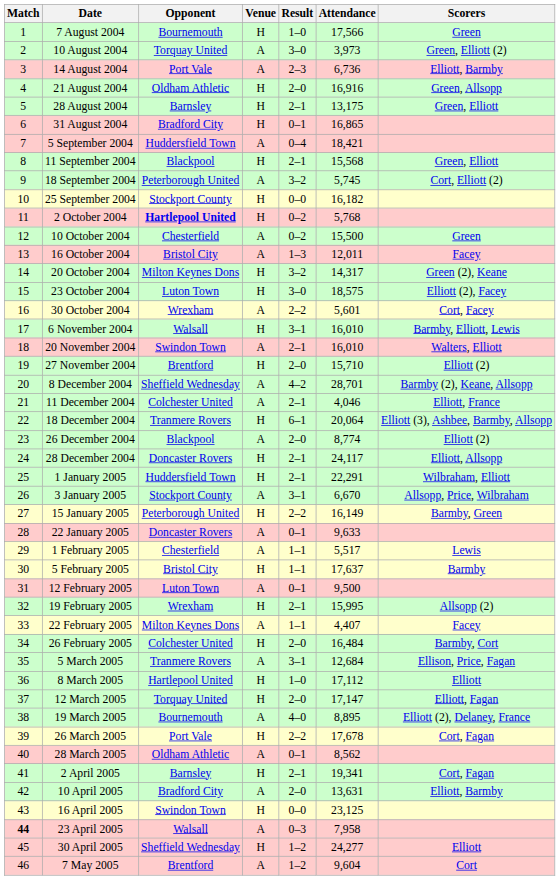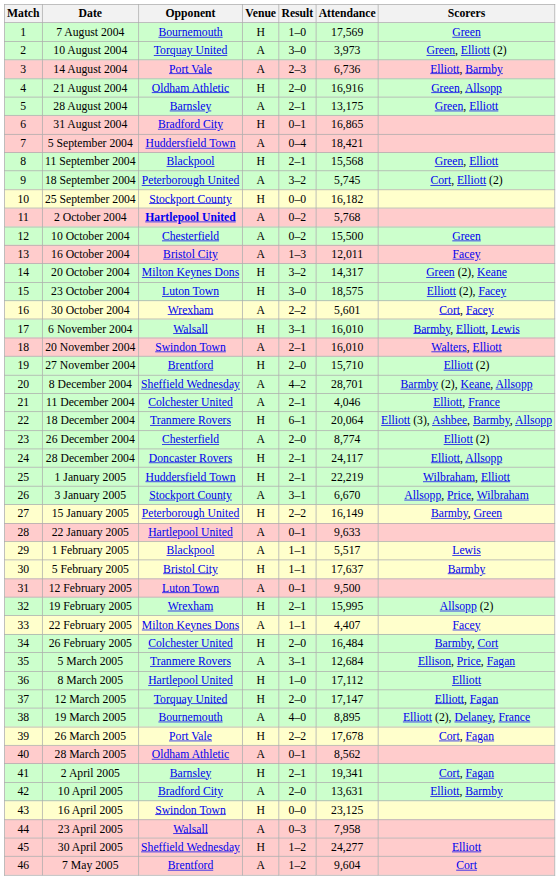(347, 32) 17,566 -> (347, 32) 17,569
(261, 106) H -> (261, 106) A
(261, 217) H -> (261, 217) A
(191, 439) Blackpool -> (191, 439) Chesterfield
(347, 476) 22,291 -> (347, 476) 22,219
(191, 532) Doncaster Rovers -> (191, 532) Hartlepool United
(191, 550) Chesterfield -> (191, 550) Blackpool
(23, 828) bold -> (23, 828) normal
